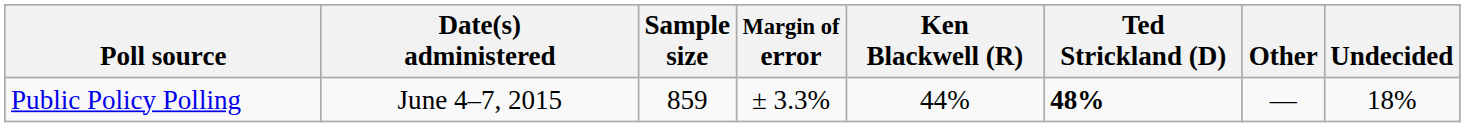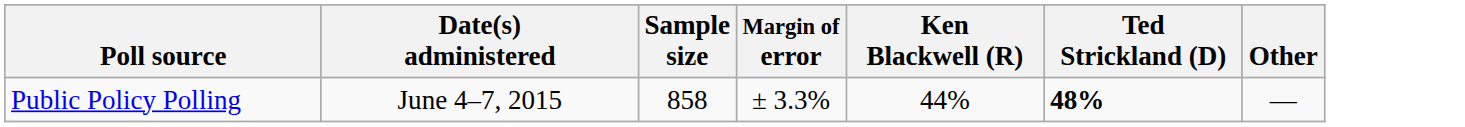- column: (1392, 56)
(687, 99) 859 -> (687, 99) 858
